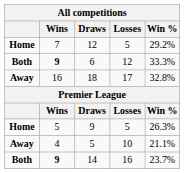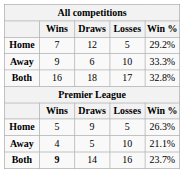(22, 62) Both -> (22, 62) Away
(57, 62) bold -> (57, 62) normal
(127, 62) 12 -> (127, 62) 10
(22, 78) Away -> (22, 78) Both
